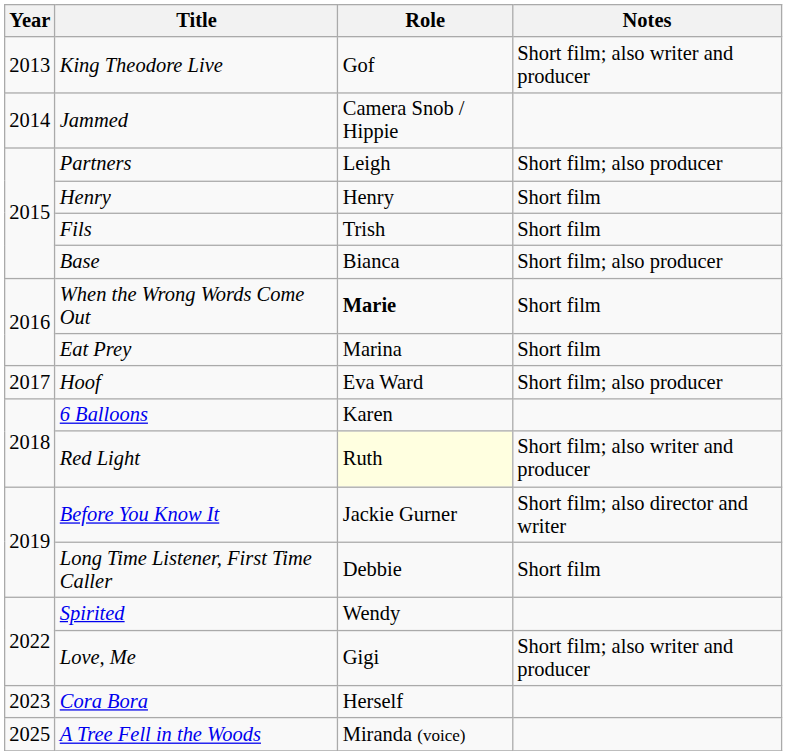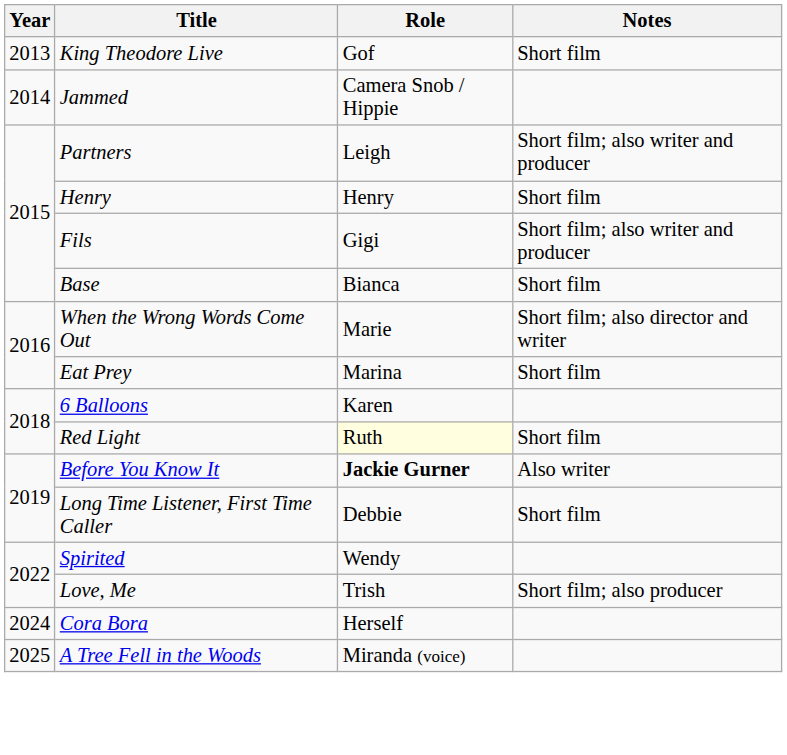(625, 64) Short film; also writer and producer -> (559, 53) Short film
(620, 164) Short film; also producer -> (625, 152) Short film; also writer and producer
(364, 229) Trish -> (361, 240) Gigi
(559, 229) Short film -> (625, 240) Short film; also writer and producer
(620, 261) Short film; also producer -> (559, 284) Short film
(369, 305) bold -> (367, 328) normal
(559, 305) Short film -> (633, 328) Short film; also director and writer
- row: (80, 382)
(625, 458) Short film; also writer and producer -> (559, 437) Short film
(400, 514) normal -> (406, 470) bold
(633, 514) Short film; also director and writer -> (564, 470) Also writer
(361, 657) Gigi -> (364, 590) Trish
(625, 657) Short film; also writer and producer -> (620, 590) Short film; also producer
(30, 701) 2023 -> (30, 623) 2024
